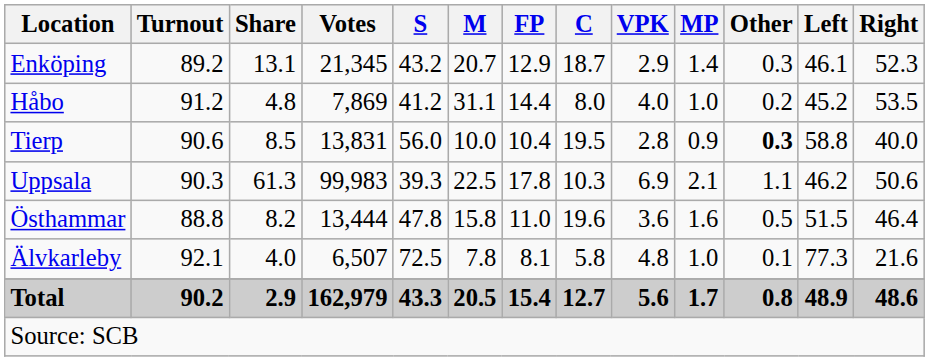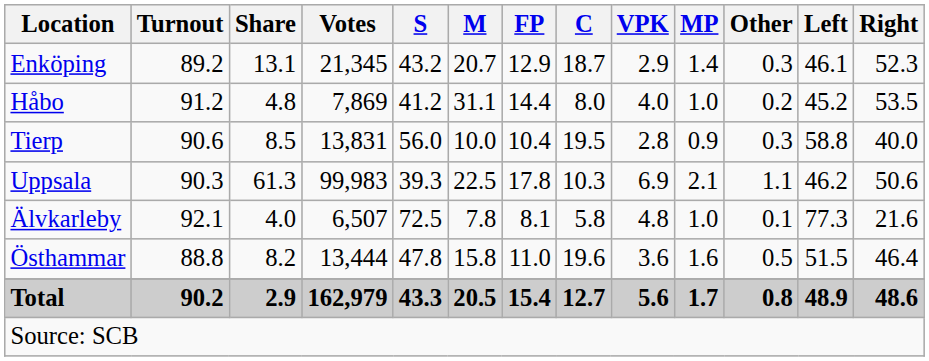(777, 141) bold -> (777, 141) normal
rows swapped: (66, 258) <-> (68, 219)
